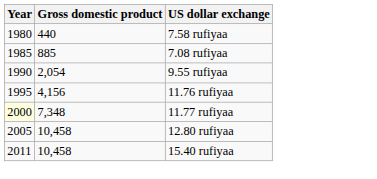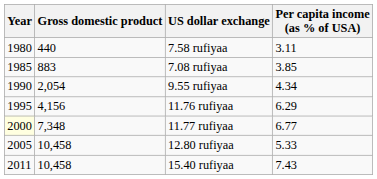+ column: (323, 21)
(47, 53) 885 -> (47, 67) 883
